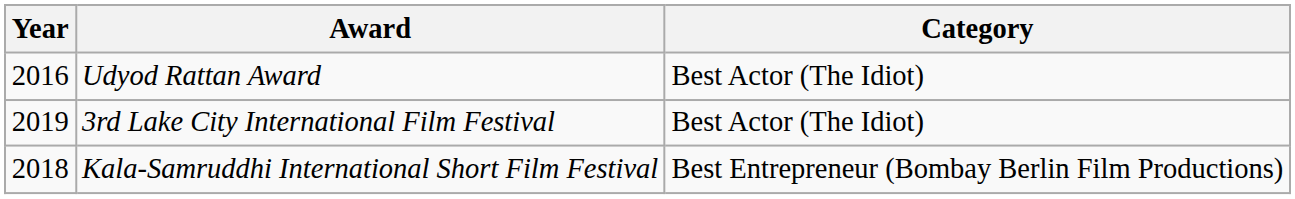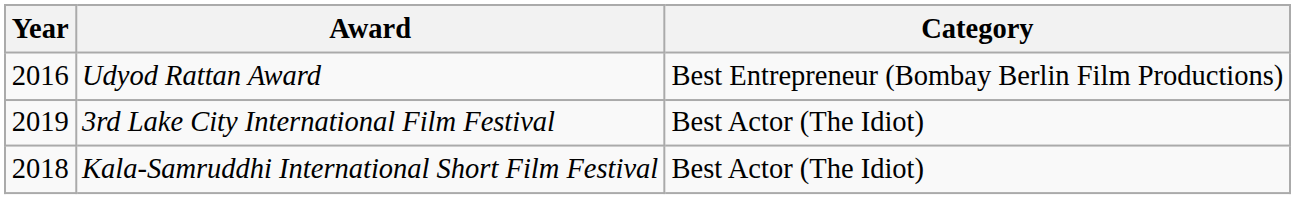(798, 75) Best Actor (The Idiot) -> (977, 75) Best Entrepreneur (Bombay Berlin Film Productions)
(977, 169) Best Entrepreneur (Bombay Berlin Film Productions) -> (798, 169) Best Actor (The Idiot)
